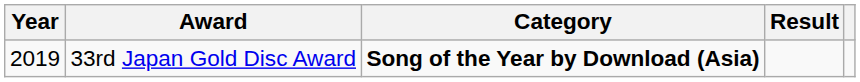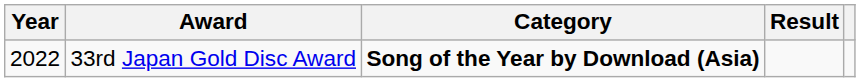(35, 58) 2019 -> (35, 58) 2022
